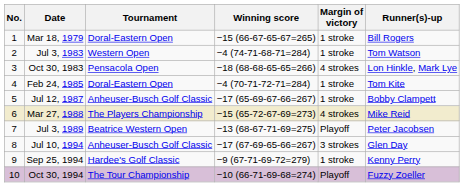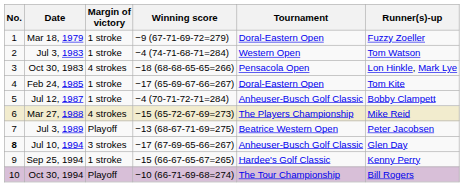columns swapped: (150, 17) <-> (342, 17)
(266, 38) −15 (66-67-65-67=265) -> (182, 38) −9 (67-71-69-72=279)
(391, 38) Bill Rogers -> (396, 38) Fuzzy Zoeller
(263, 83) −4 (70-71-72-71=284) -> (185, 83) −17 (65-69-67-66=267)
(266, 99) −17 (65-69-67-66=267) -> (182, 99) −4 (70-71-72-71=284)
(14, 144) normal -> (14, 144) bold
(263, 159) −9 (67-71-69-72=279) -> (185, 159) −15 (66-67-65-67=265)
(396, 174) Fuzzy Zoeller -> (391, 174) Bill Rogers
